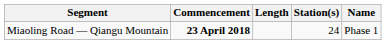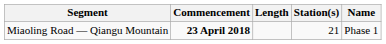(334, 30) 24 -> (334, 30) 21
